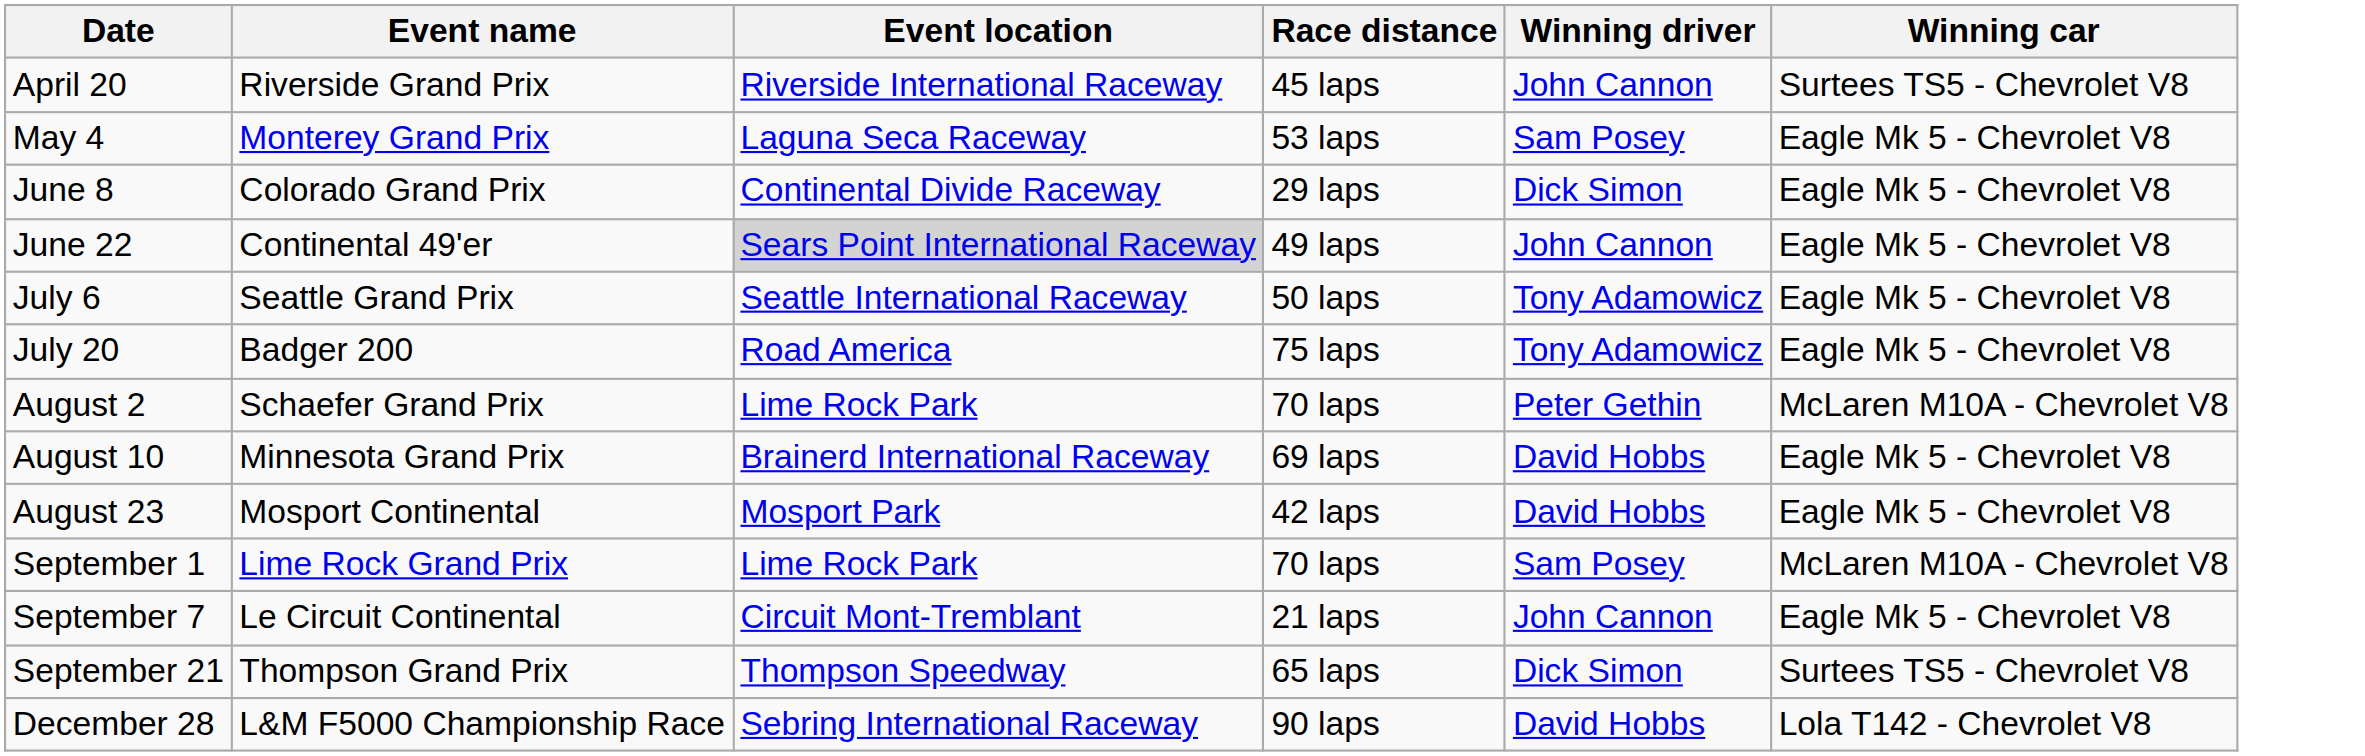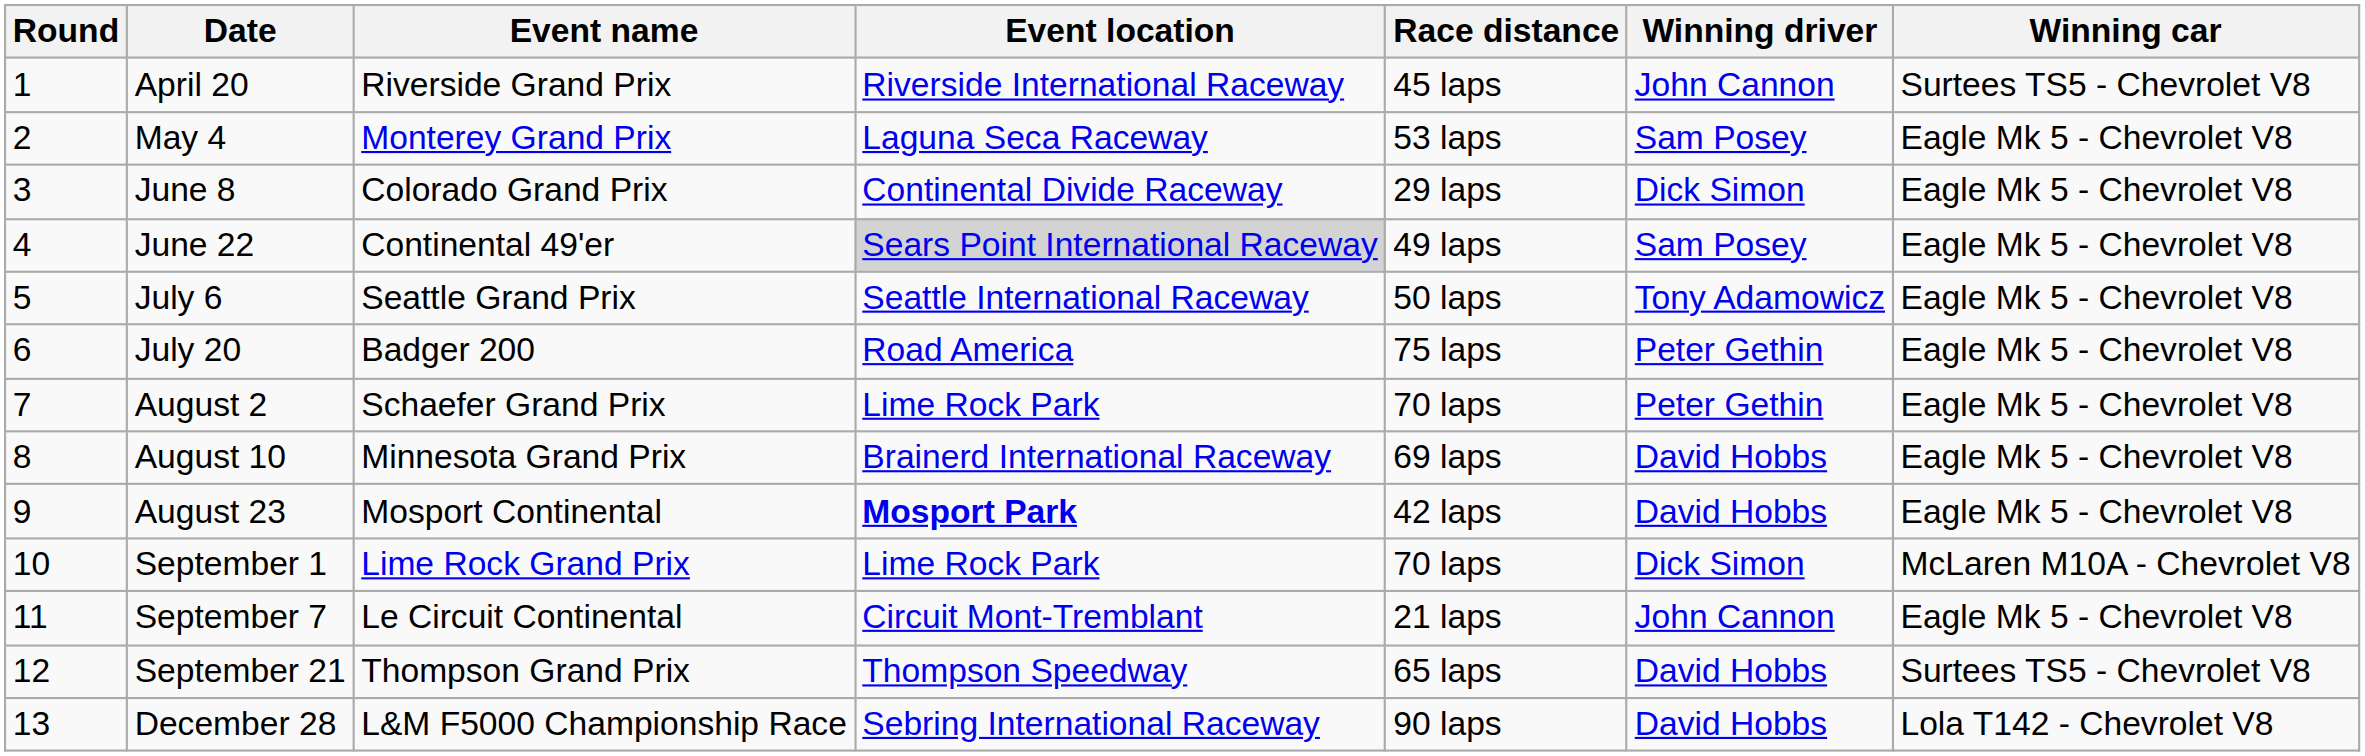+ column: (66, 31)
(1613, 244) John Cannon -> (1721, 244) Sam Posey
(1638, 350) Tony Adamowicz -> (1729, 350) Peter Gethin
(2004, 404) McLaren M10A - Chevrolet V8 -> (2097, 404) Eagle Mk 5 - Chevrolet V8
(840, 510) normal -> (970, 510) bold
(1599, 564) Sam Posey -> (1720, 564) Dick Simon
(1598, 670) Dick Simon -> (1731, 670) David Hobbs
